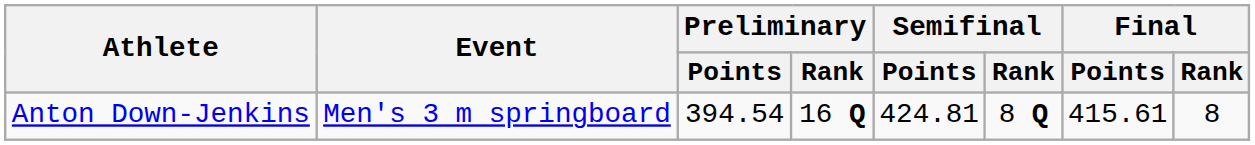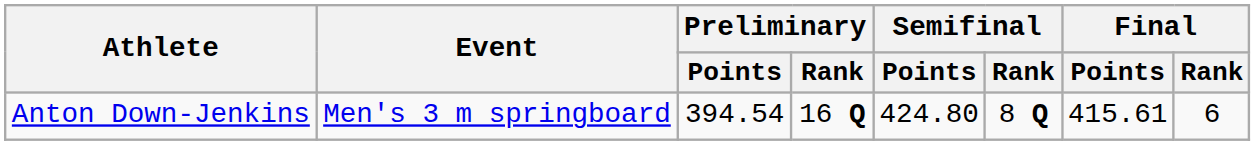(929, 116) 424.81 -> (929, 116) 424.80
(1212, 116) 8 -> (1212, 116) 6
